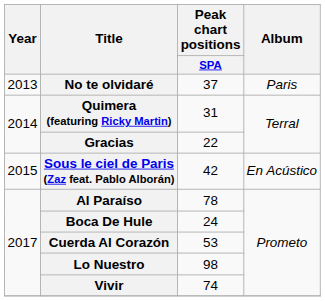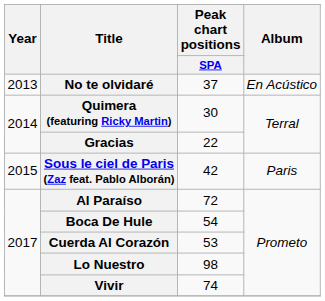(282, 84) Paris -> (282, 84) En Acústico
(211, 113) 31 -> (211, 113) 30
(282, 171) En Acústico -> (282, 171) Paris
(211, 200) 78 -> (211, 200) 72
(211, 221) 24 -> (211, 221) 54
